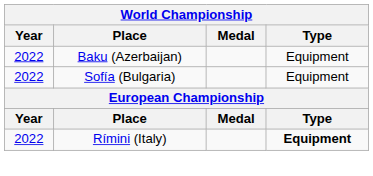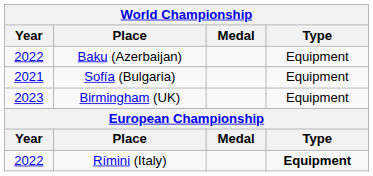(29, 77) 2022 -> (29, 77) 2021
+ row: (130, 98)
